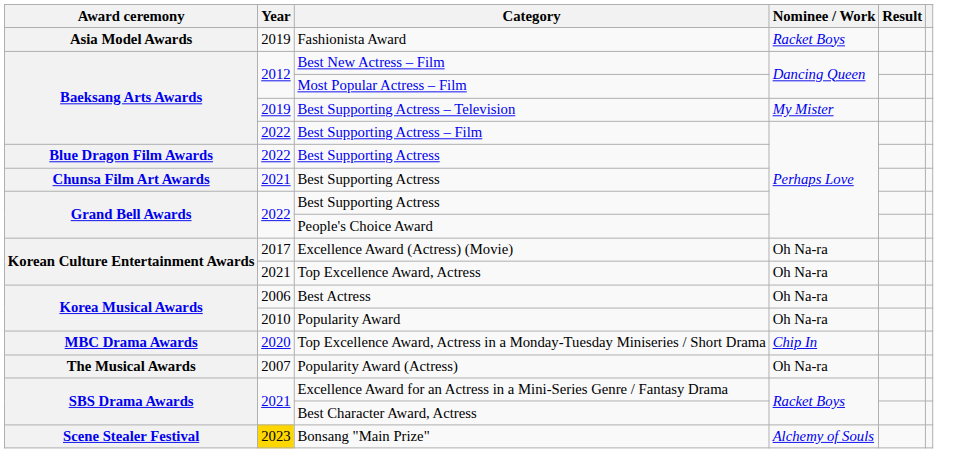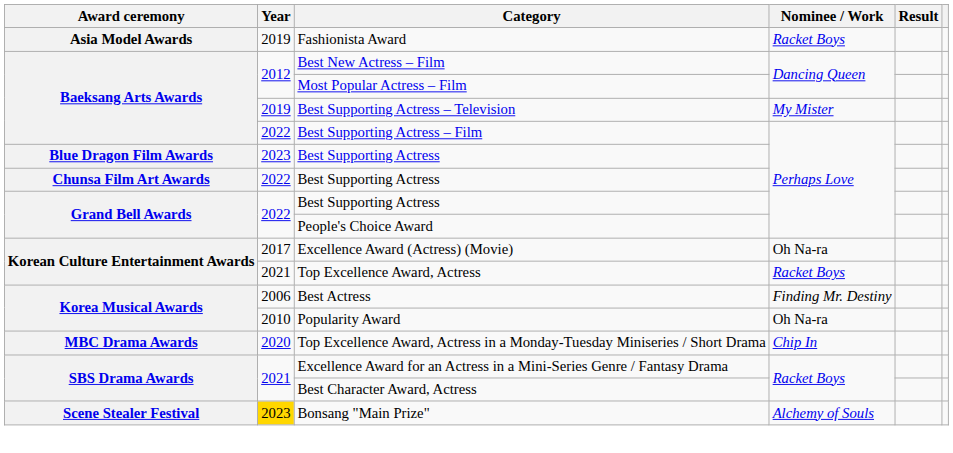(276, 156) 2022 -> (276, 156) 2023
(276, 179) 2021 -> (276, 179) 2022
(800, 272) Oh Na-ra -> (809, 272) Racket Boys
(800, 296) Oh Na-ra -> (832, 296) Finding Mr. Destiny
- row: (131, 366)
